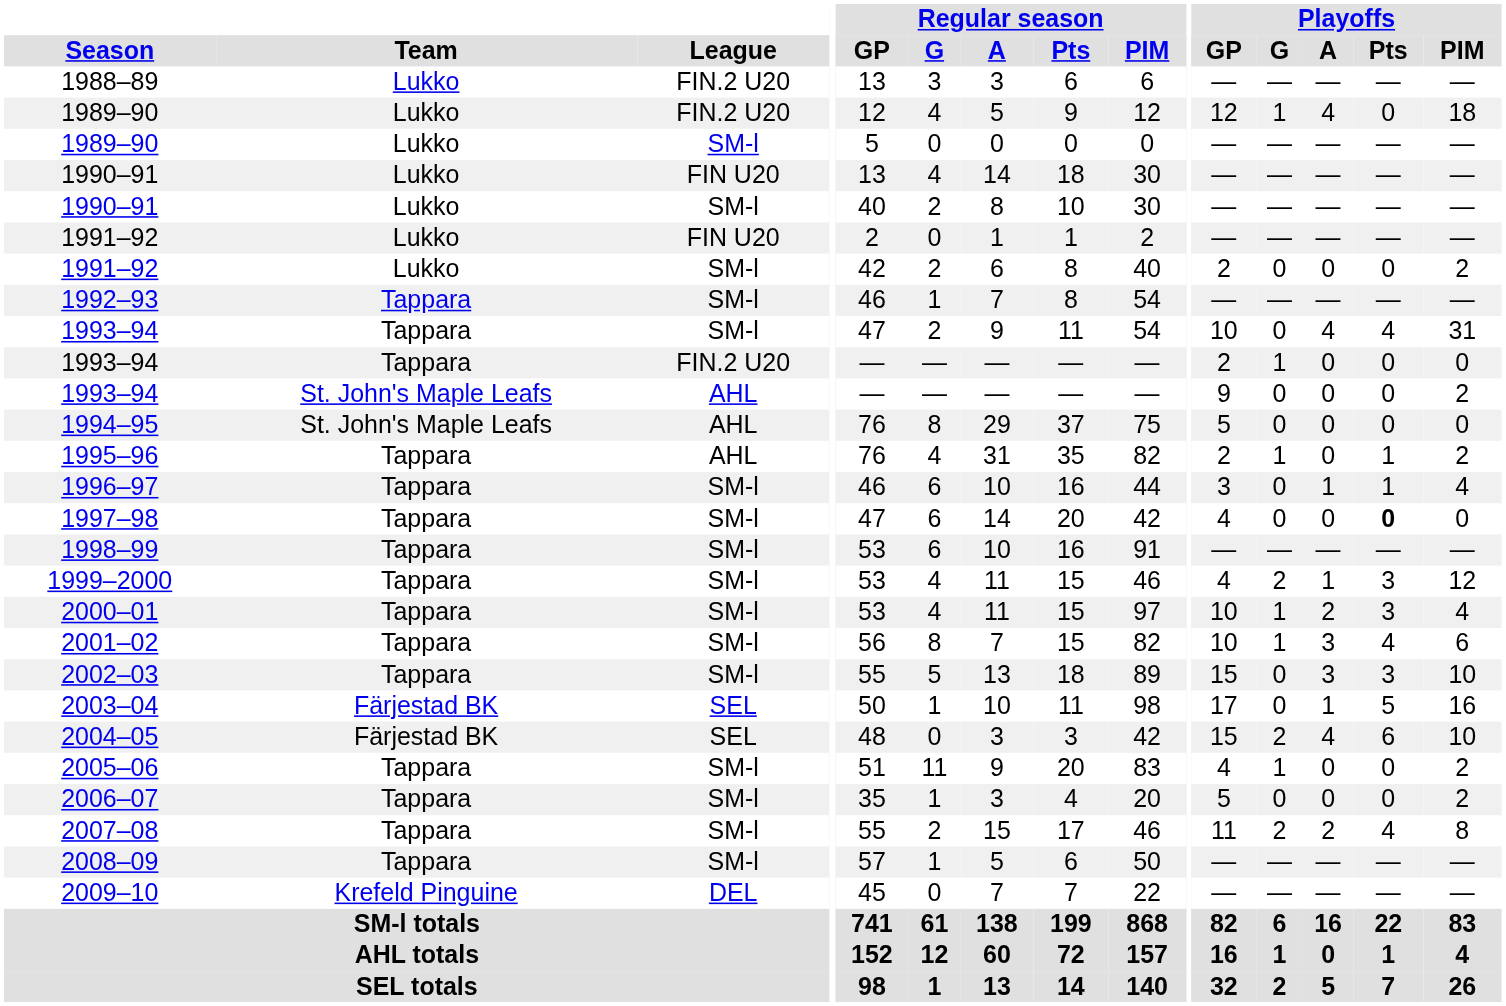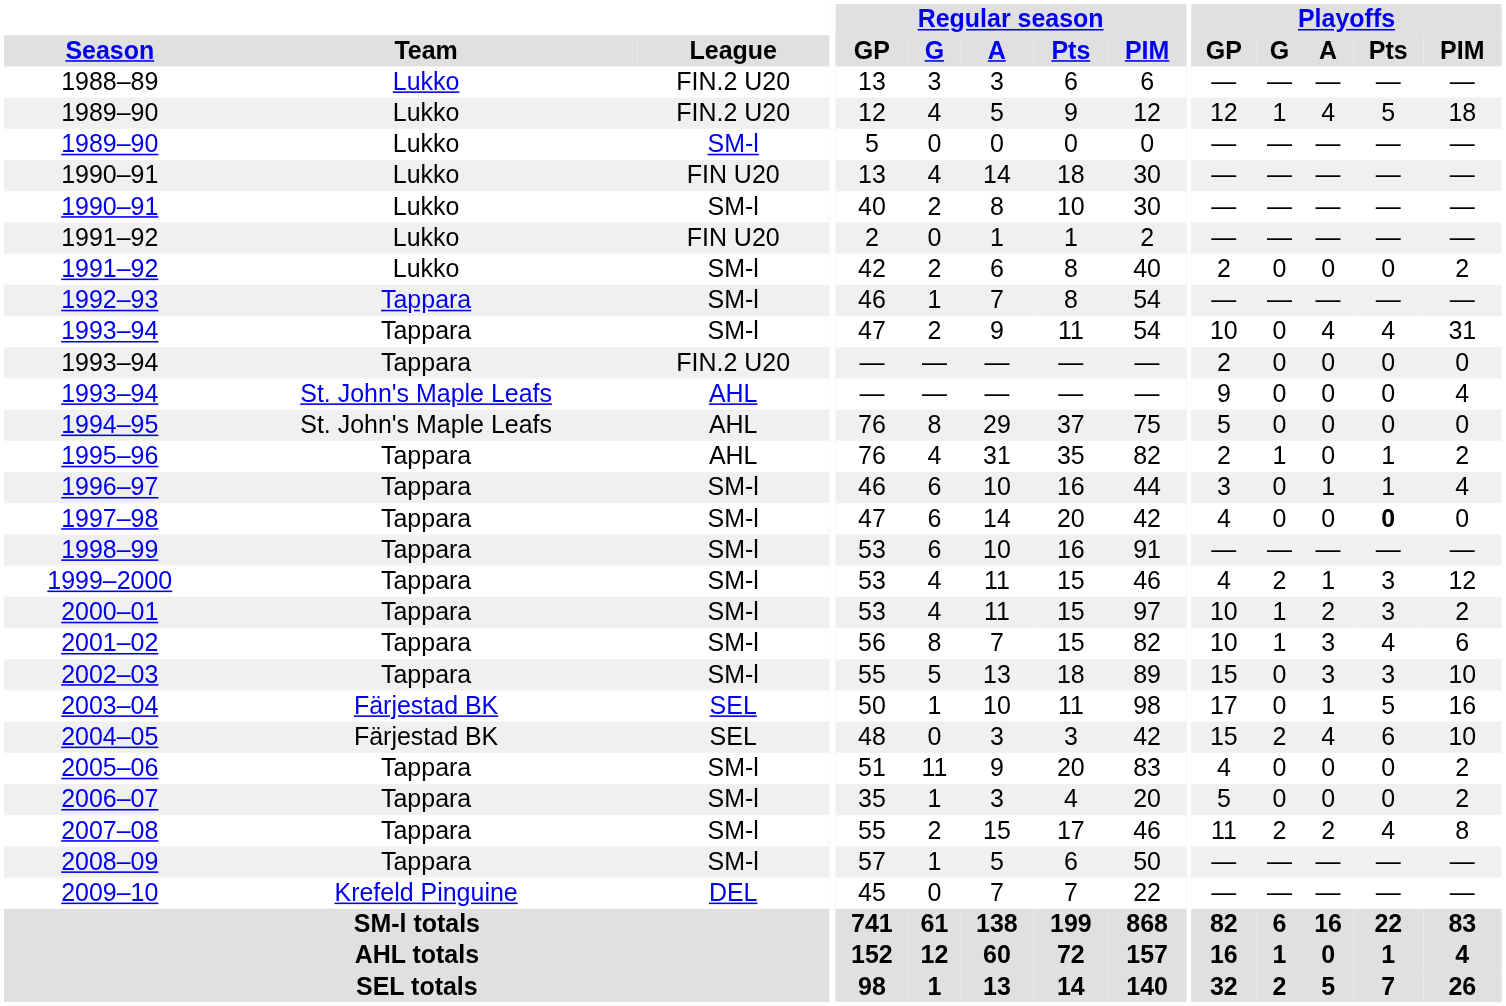(1388, 112) 0 -> (1388, 112) 5
(1279, 362) 1 -> (1279, 362) 0
(1462, 393) 2 -> (1462, 393) 4
(1462, 612) 4 -> (1462, 612) 2
(1279, 768) 1 -> (1279, 768) 0
